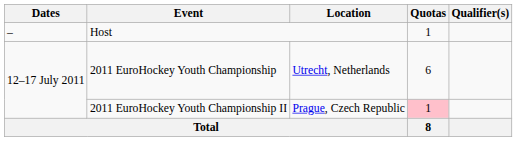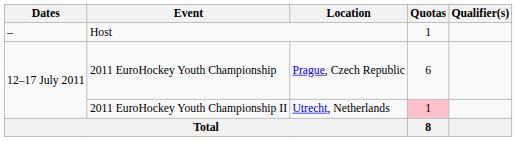(341, 70) Utrecht, Netherlands -> (349, 70) Prague, Czech Republic
(349, 108) Prague, Czech Republic -> (341, 108) Utrecht, Netherlands
